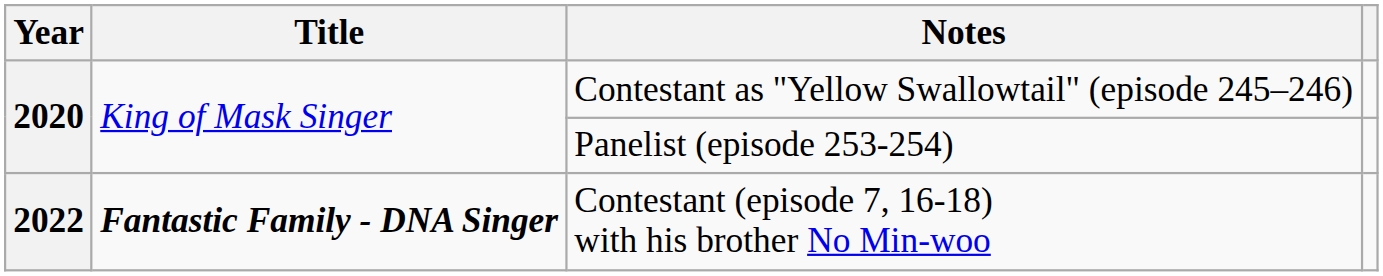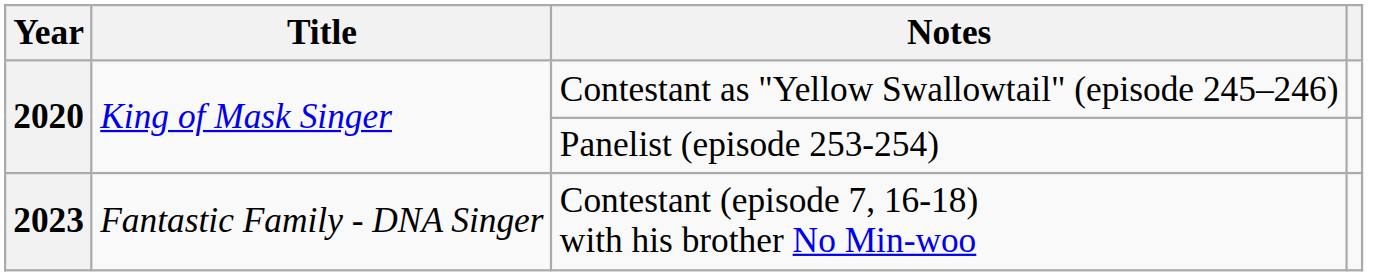(49, 220) 2022 -> (49, 220) 2023
(329, 220) bold -> (322, 220) normal
